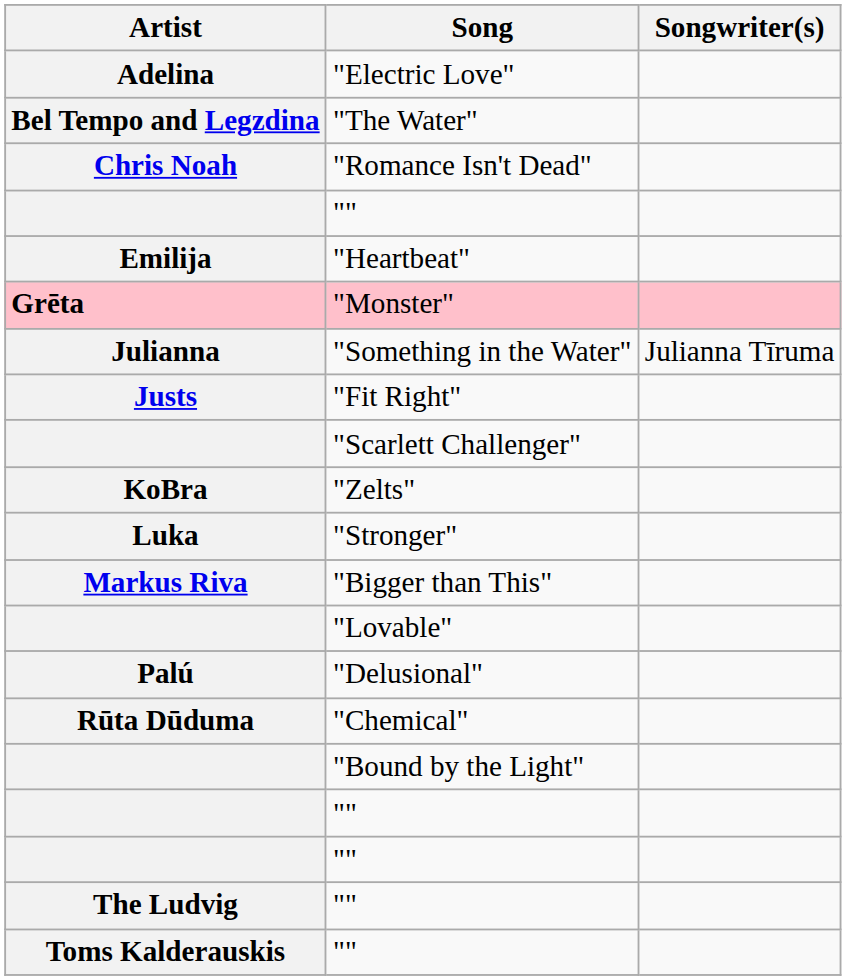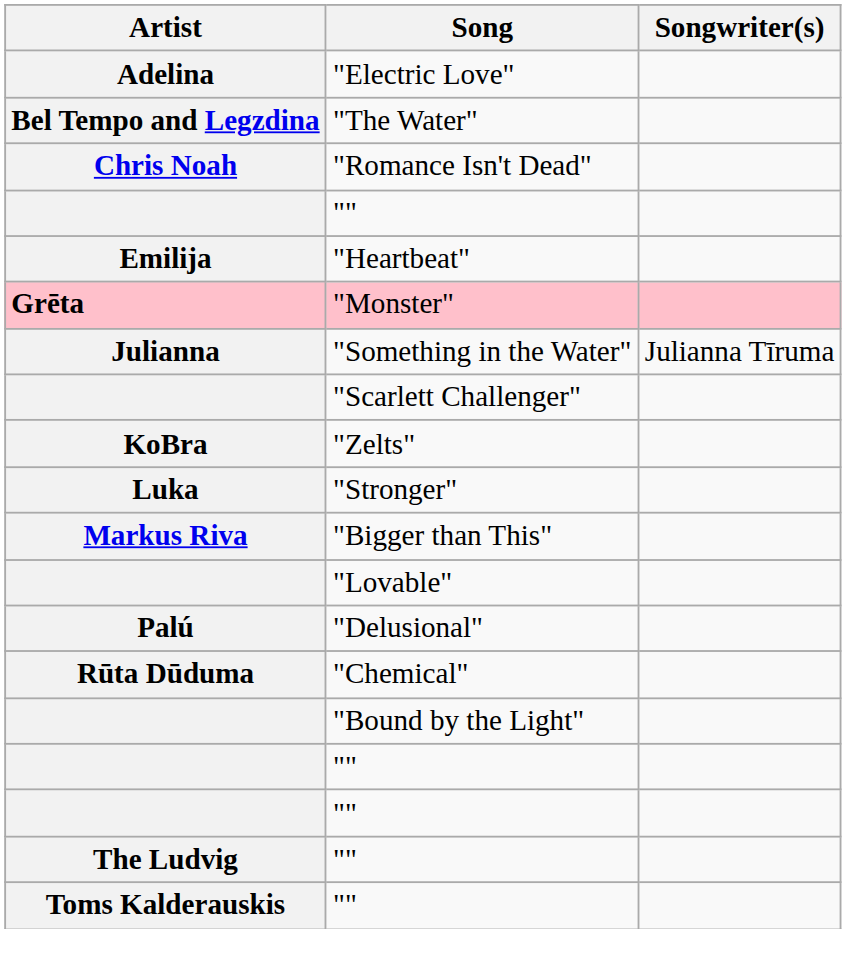- row: (165, 397)
